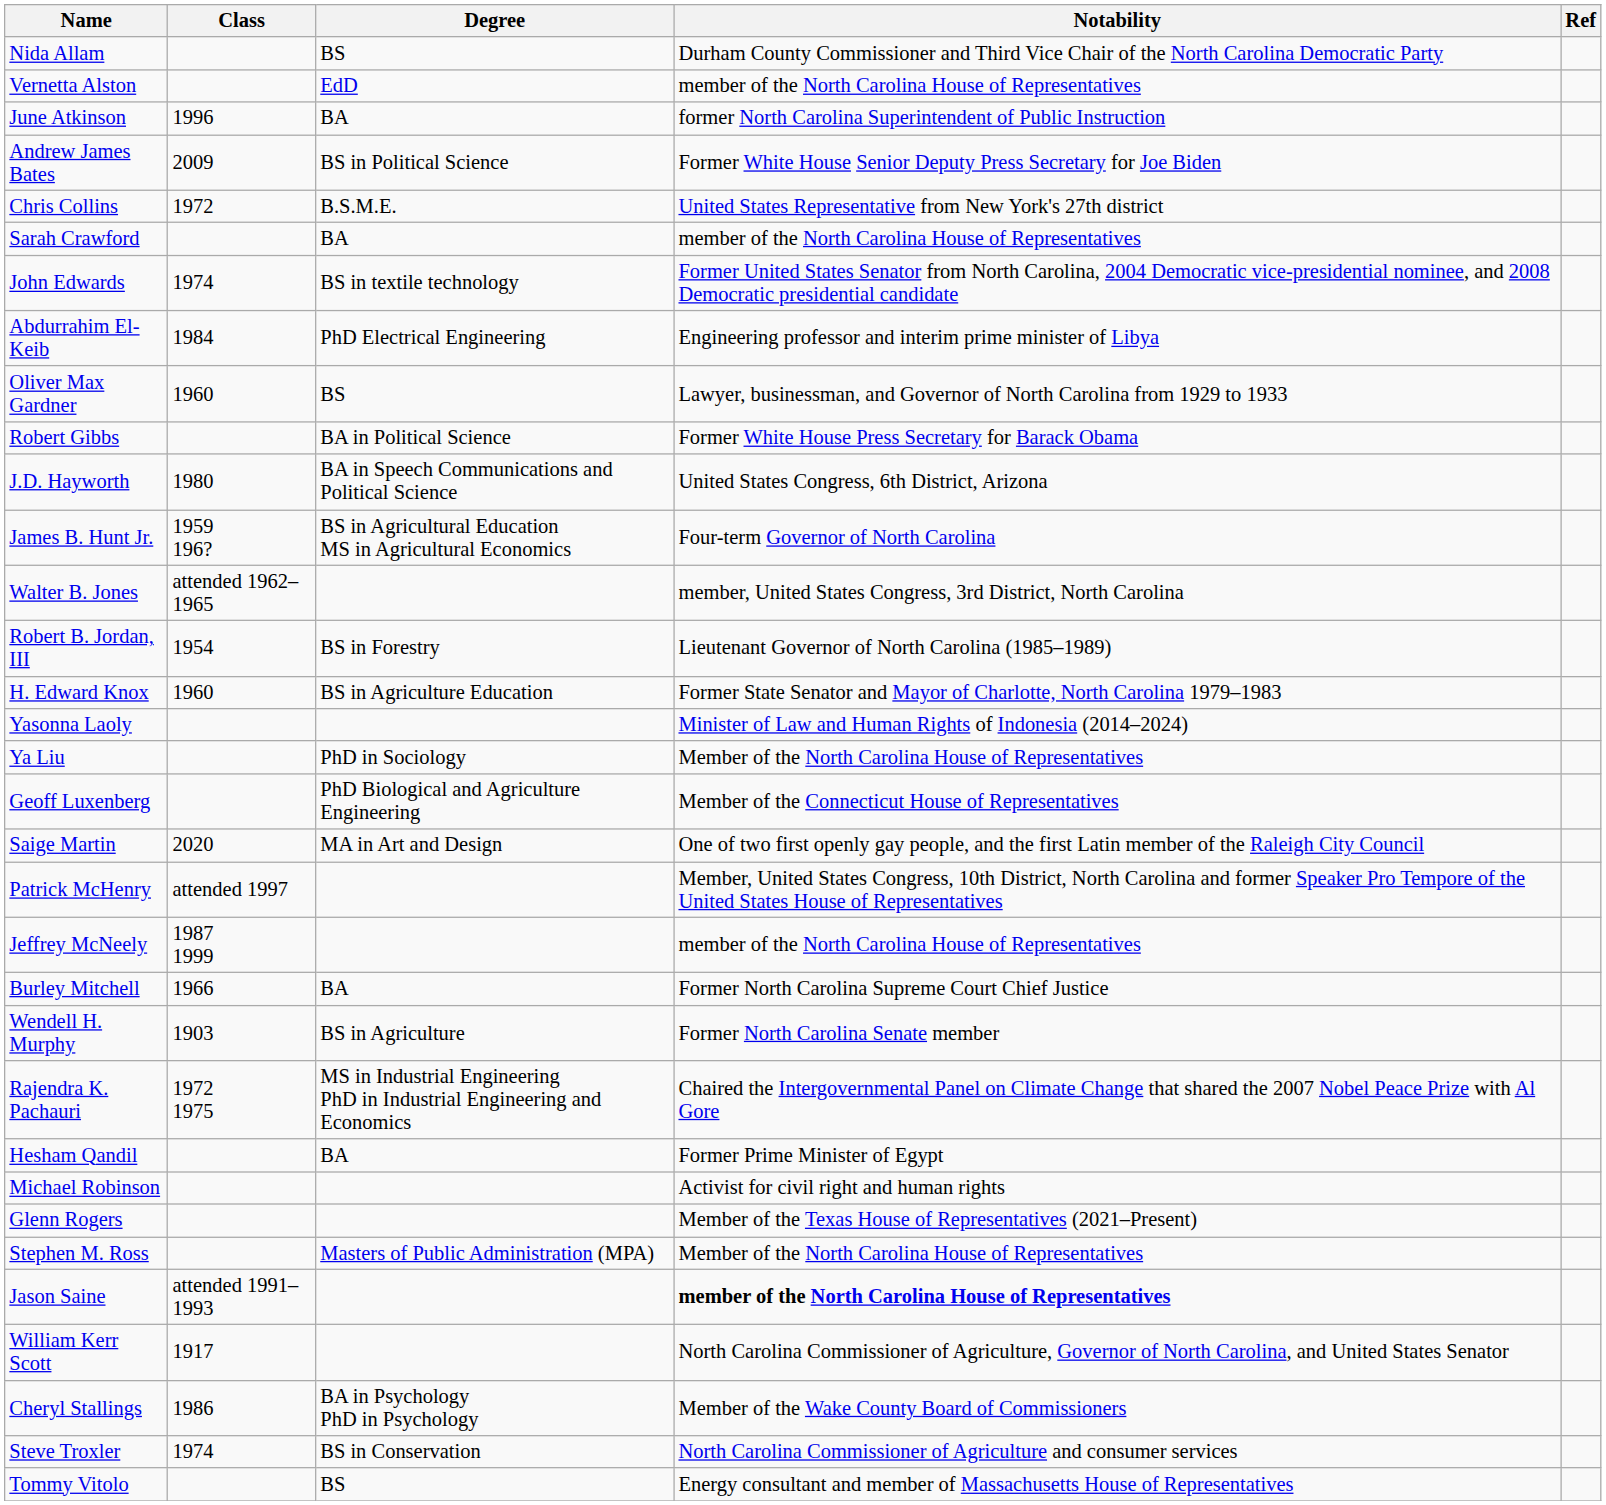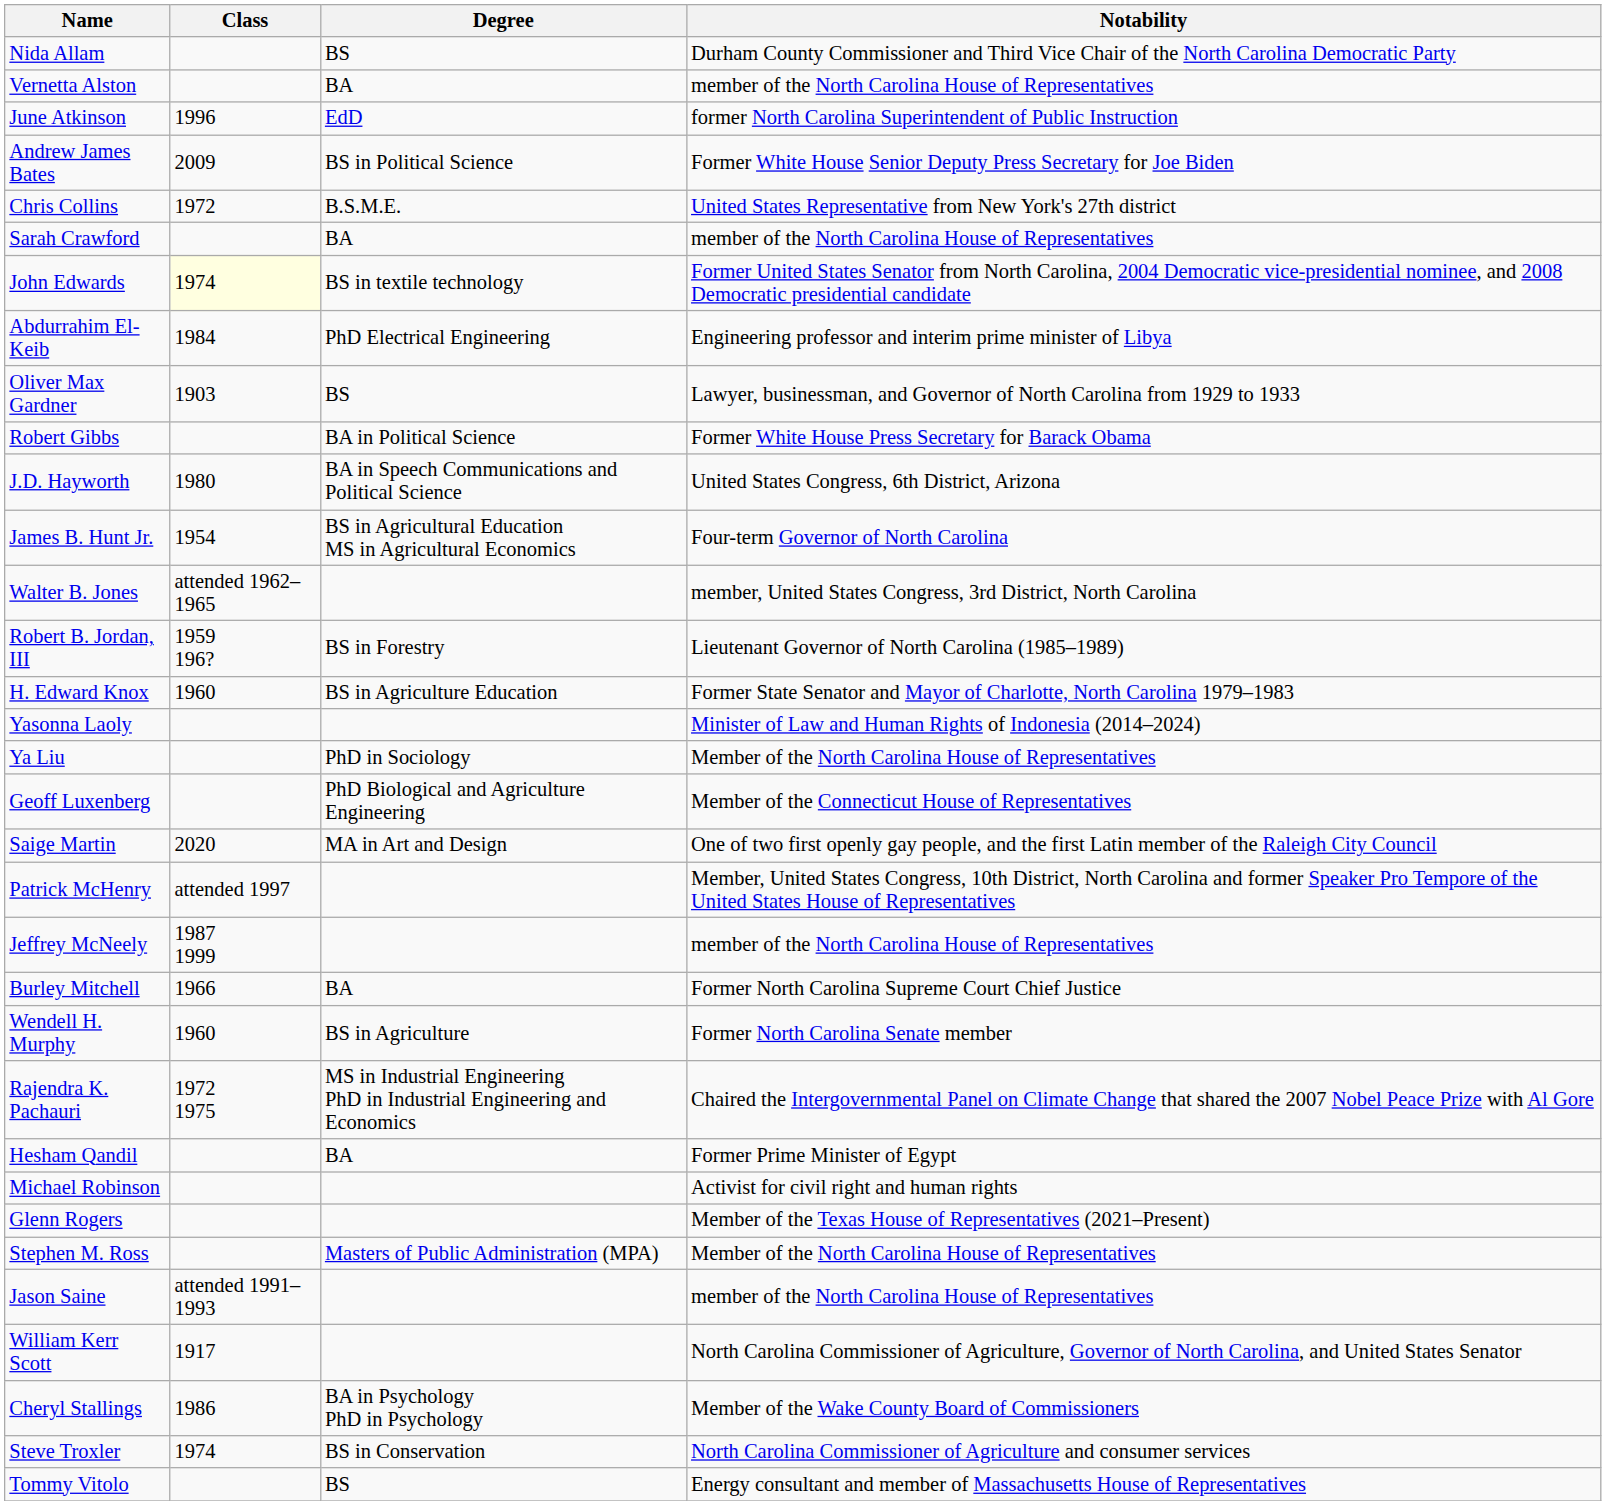- column: (1581, 20)
(339, 85) EdD -> (339, 85) BA
(334, 118) BA -> (344, 118) EdD
(193, 282) no background -> (195, 282) lightyellow background
(193, 393) 1960 -> (195, 393) 1903
(193, 537) 1959 196? -> (195, 537) 1954
(193, 648) 1954 -> (195, 648) 1959 196?
(193, 1032) 1903 -> (195, 1032) 1960
(924, 1296) bold -> (922, 1296) normal
